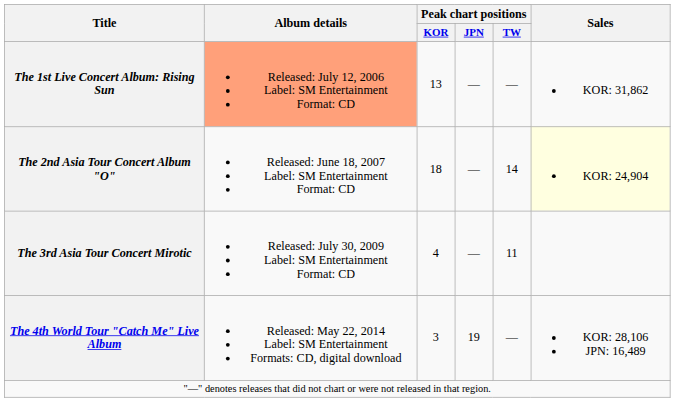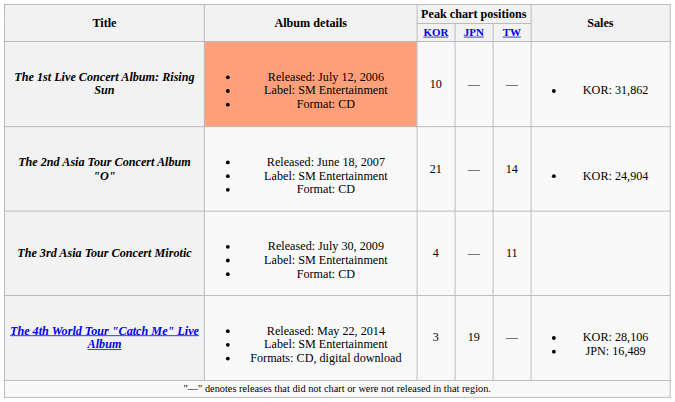(436, 84) 13 -> (436, 84) 10
(436, 168) 18 -> (436, 168) 21
(600, 176) lightyellow background -> (600, 176) no background
